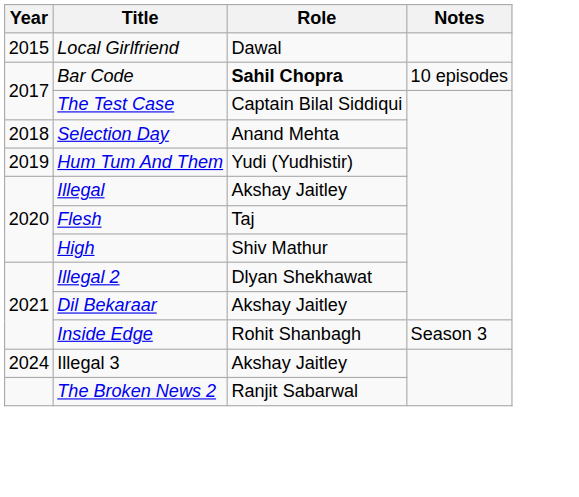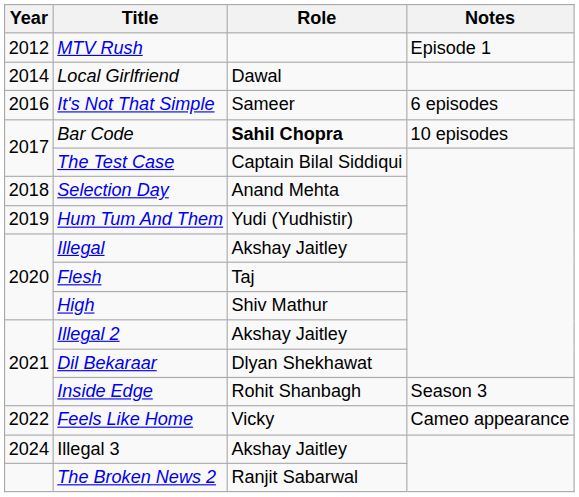+ row: (100, 47)
(29, 47) 2015 -> (29, 76) 2014
+ row: (136, 104)
(302, 276) Dlyan Shekhawat -> (289, 334) Akshay Jaitley
(289, 305) Akshay Jaitley -> (302, 362) Dlyan Shekhawat
+ row: (125, 420)
